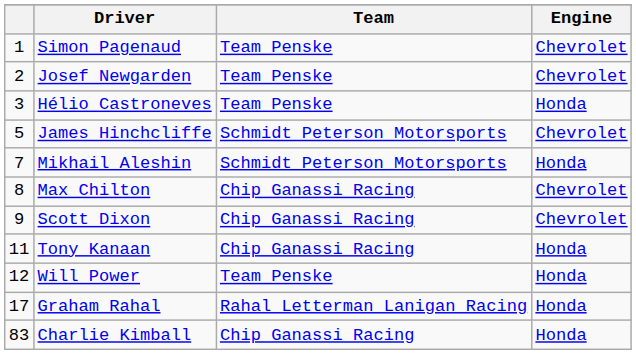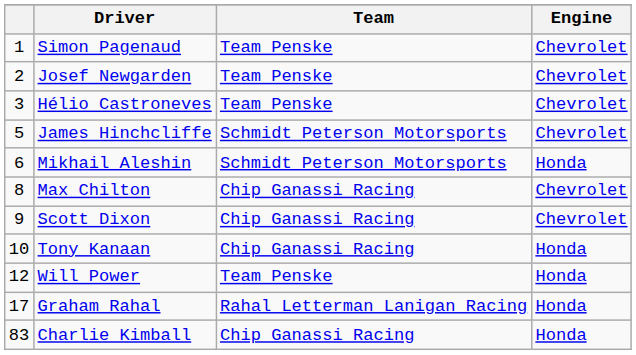(561, 105) Honda -> (581, 105) Chevrolet
(19, 162) 7 -> (19, 162) 6
(19, 248) 11 -> (19, 248) 10
